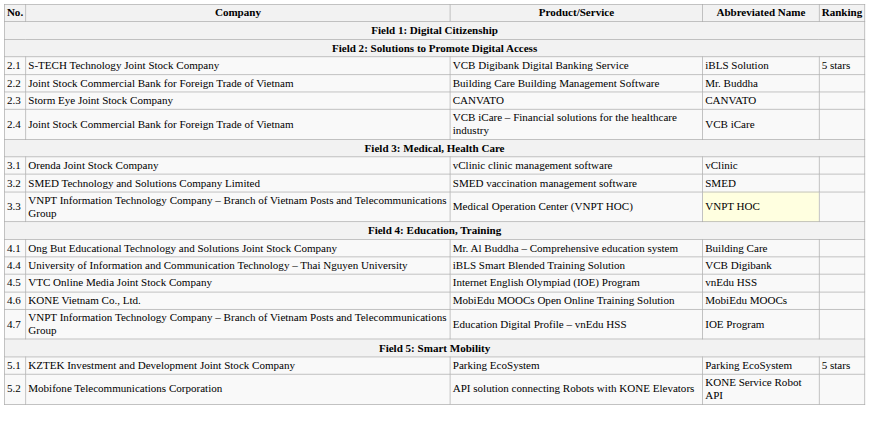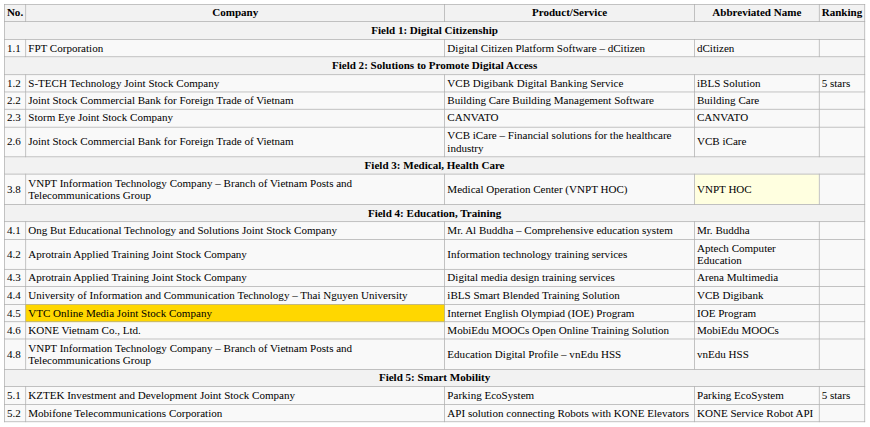+ row: (546, 48)
(14, 65) 2.1 -> (14, 83) 1.2
(732, 83) Mr. Buddha -> (728, 100) Building Care
(14, 124) 2.4 -> (14, 142) 2.6
- row: (533, 165)
- row: (545, 183)
(14, 206) 3.3 -> (14, 189) 3.8
(736, 248) Building Care -> (723, 230) Mr. Buddha
+ row: (537, 254)
+ row: (531, 278)
(120, 283) no background -> (120, 313) gold background
(731, 283) vnEdu HSS -> (727, 313) IOE Program
(14, 324) 4.7 -> (14, 354) 4.8
(735, 324) IOE Program -> (723, 354) vnEdu HSS
